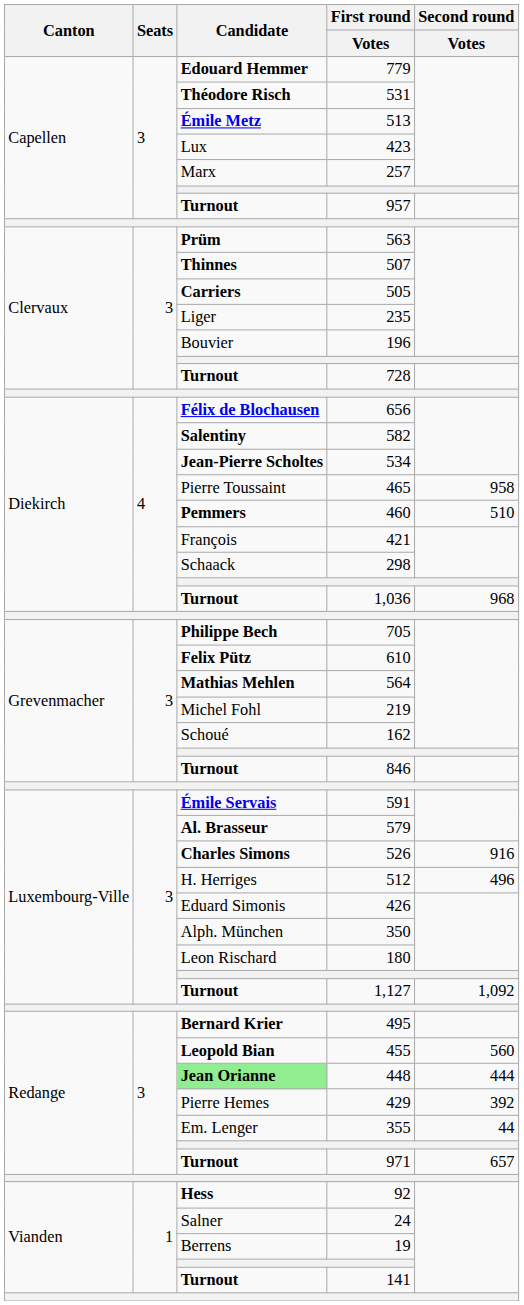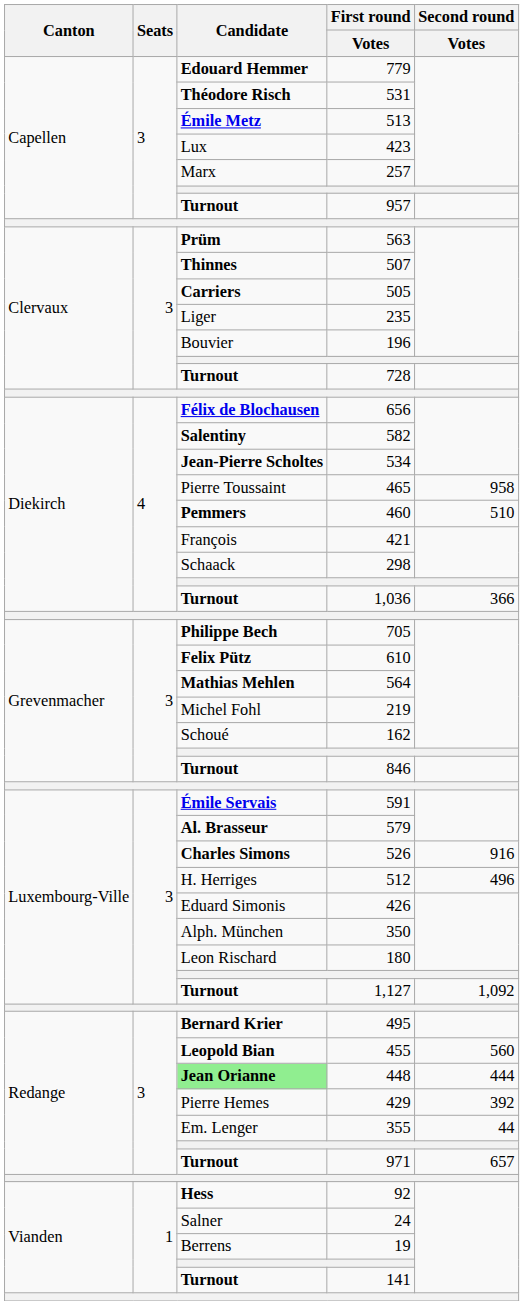(502, 598) 968 -> (502, 598) 366
